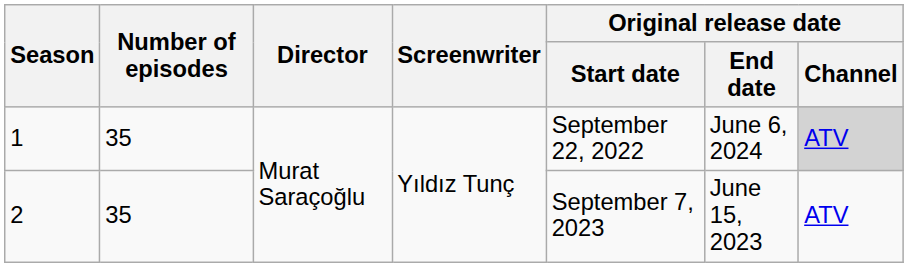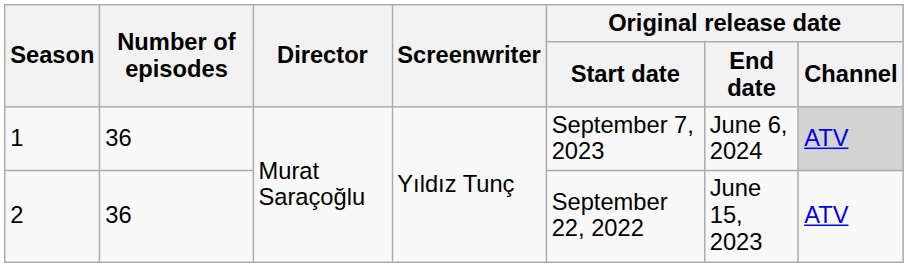(119, 138) 35 -> (119, 138) 36
(610, 138) September 22, 2022 -> (623, 138) September 7, 2023
(119, 215) 35 -> (119, 215) 36
(623, 215) September 7, 2023 -> (610, 215) September 22, 2022
